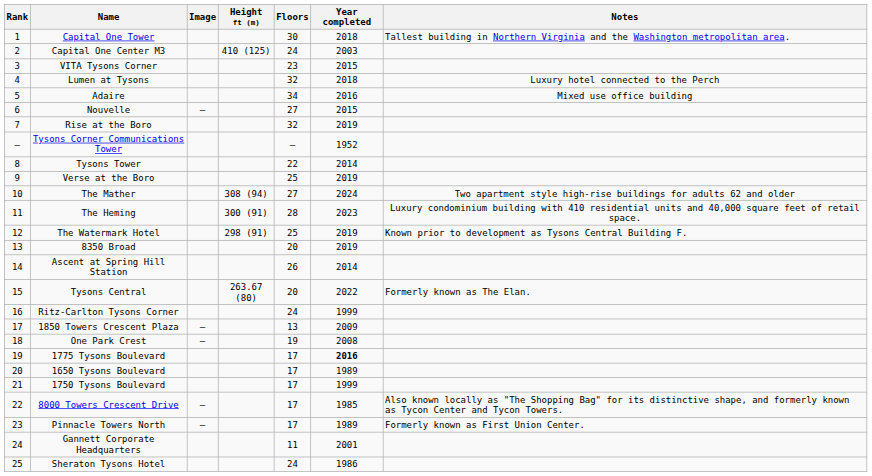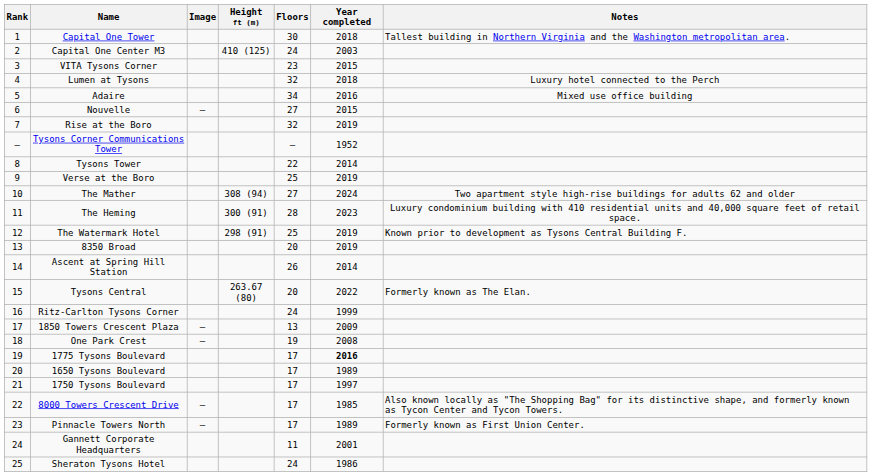(347, 385) 1999 -> (347, 385) 1997
